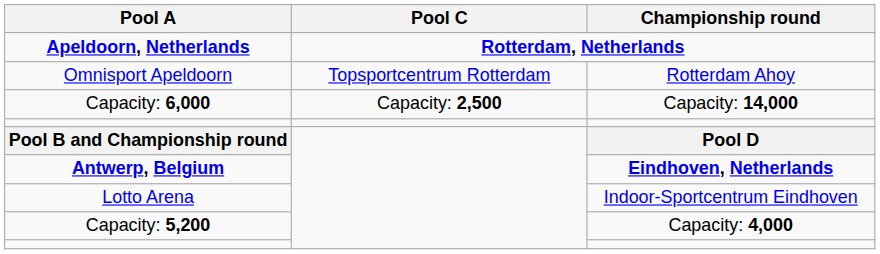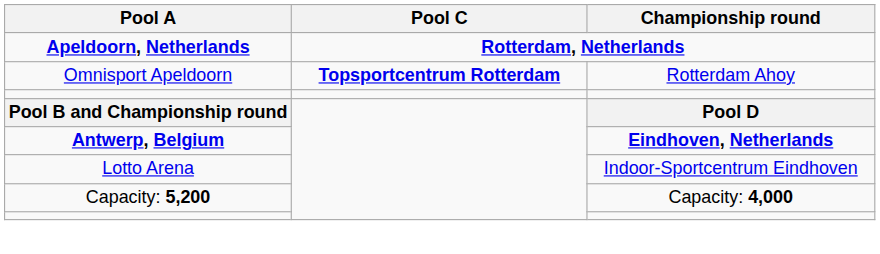(439, 75) normal -> (439, 75) bold
- row: (148, 103)
